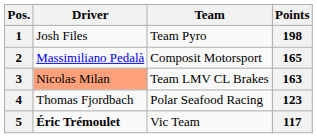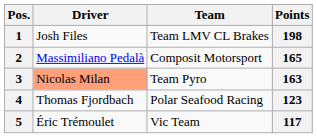(178, 36) Team Pyro -> (210, 36) Team LMV CL Brakes
(210, 78) Team LMV CL Brakes -> (178, 78) Team Pyro
(78, 121) bold -> (75, 121) normal
